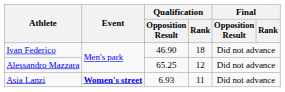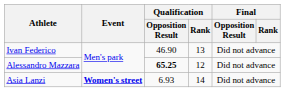(200, 50) 18 -> (200, 50) 13
(166, 65) normal -> (166, 65) bold
(200, 80) 11 -> (200, 80) 14
